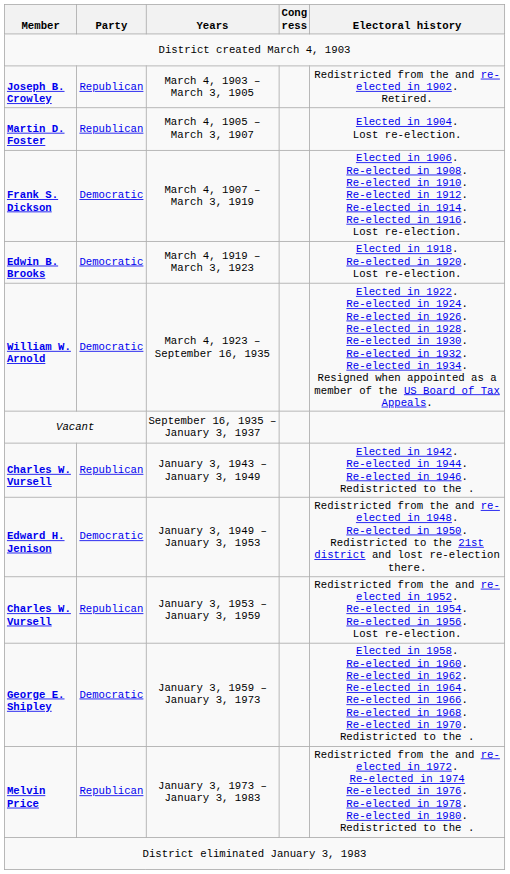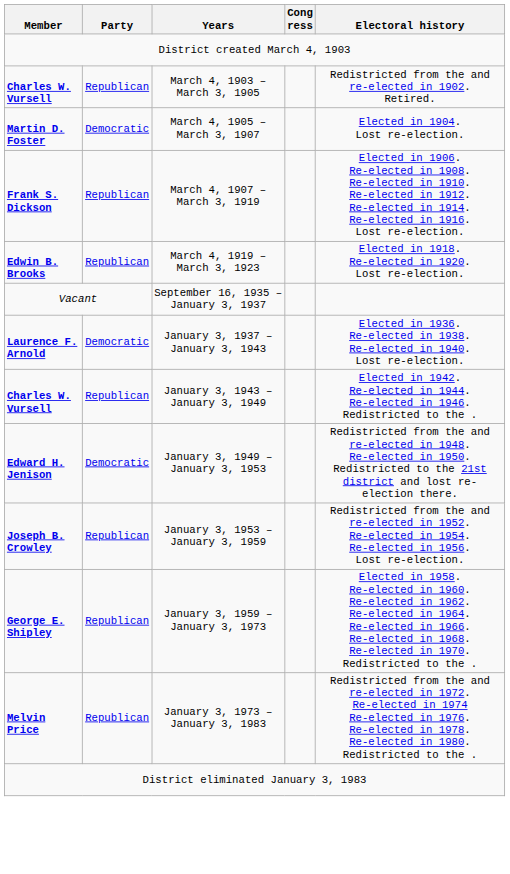(36, 93) Joseph B. Crowley -> (39, 93) Charles W. Vursell
(111, 129) Republican -> (117, 129) Democratic
(111, 196) Democratic -> (117, 196) Republican
(111, 262) Democratic -> (117, 262) Republican
- row: (212, 347)
+ row: (218, 342)
(39, 616) Charles W. Vursell -> (36, 542) Joseph B. Crowley
(111, 695) Democratic -> (117, 621) Republican
